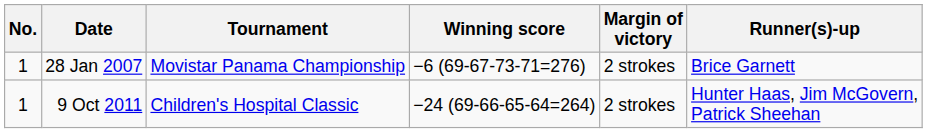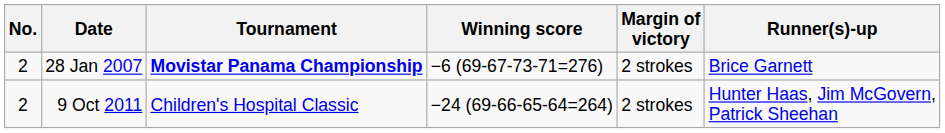(23, 66) 1 -> (23, 66) 2
(278, 66) normal -> (287, 66) bold
(23, 104) 1 -> (23, 104) 2
